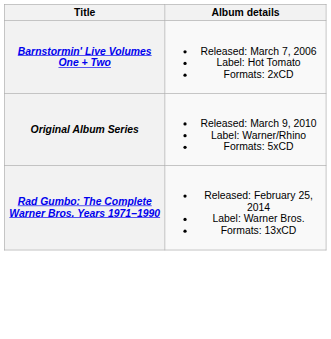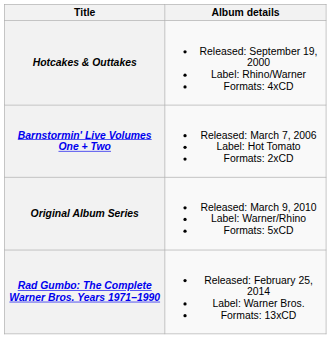+ row: (85, 63)
